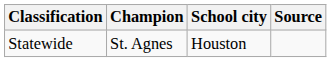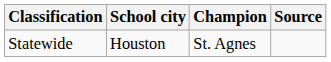columns swapped: (147, 17) <-> (229, 17)
